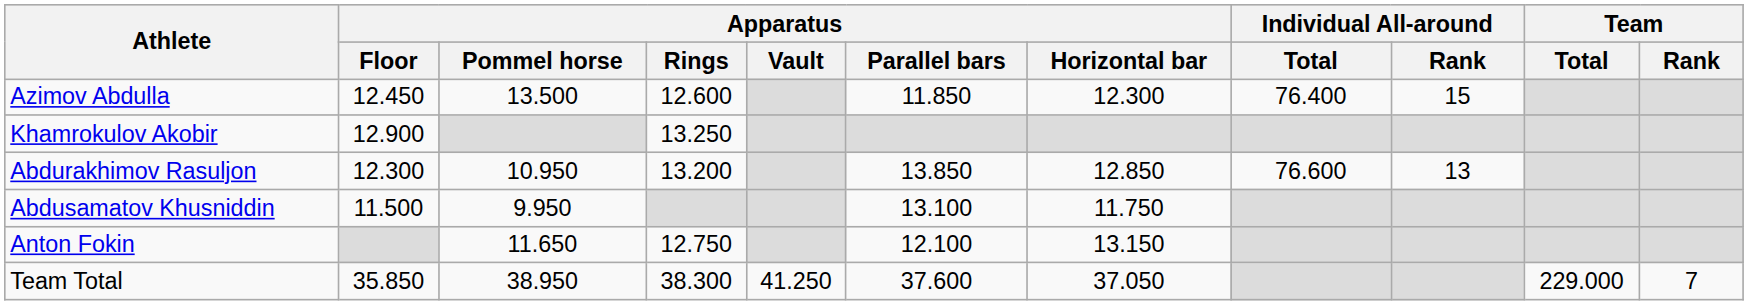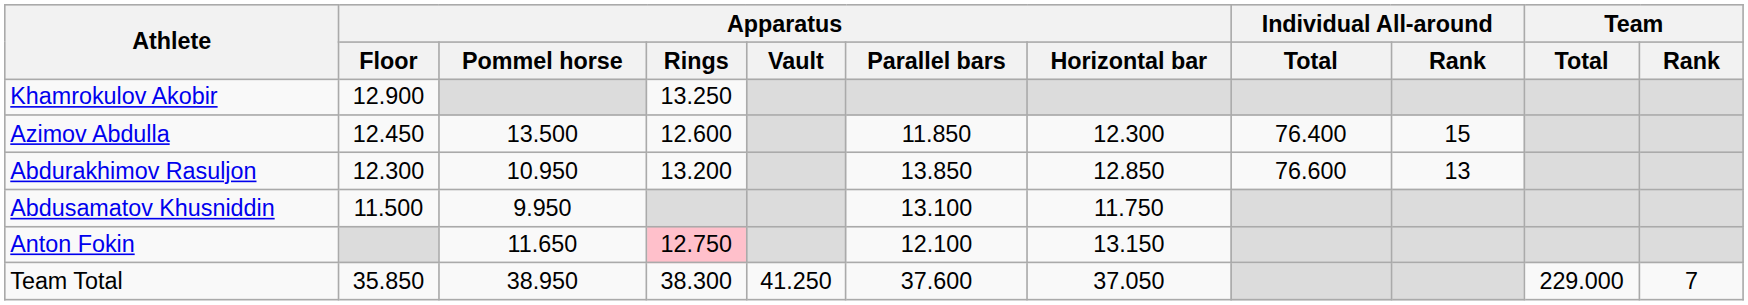rows swapped: (114, 134) <-> (90, 97)
(696, 245) no background -> (696, 245) pink background
